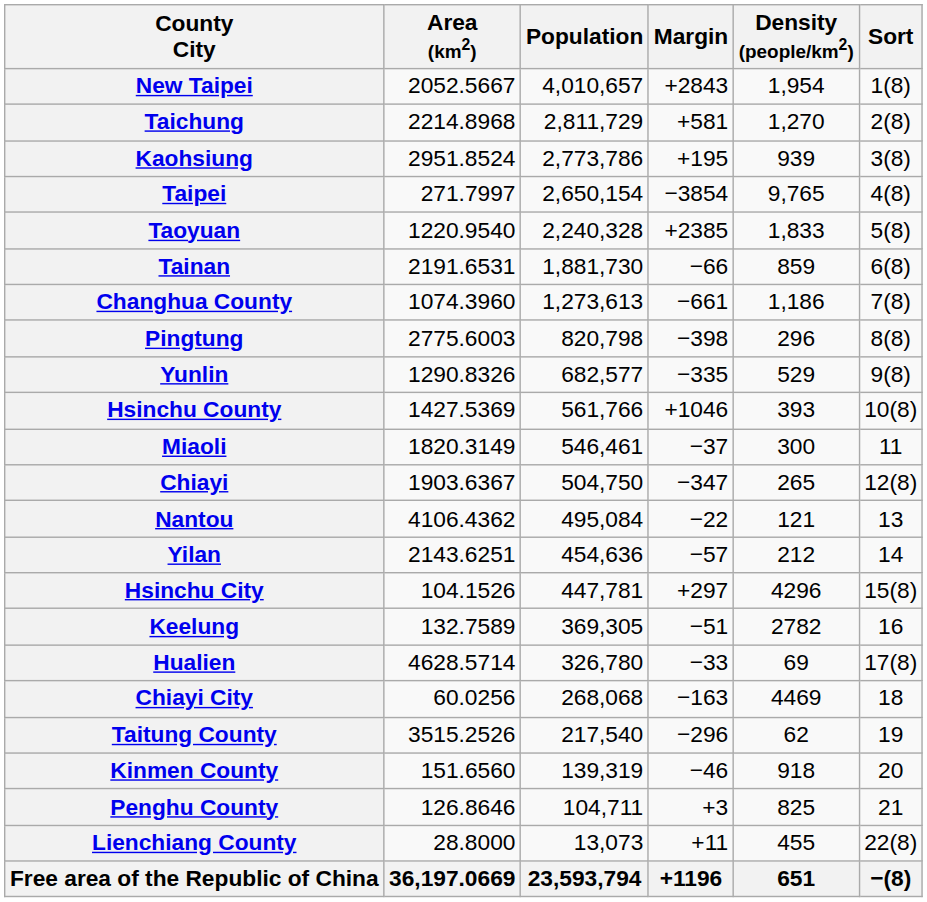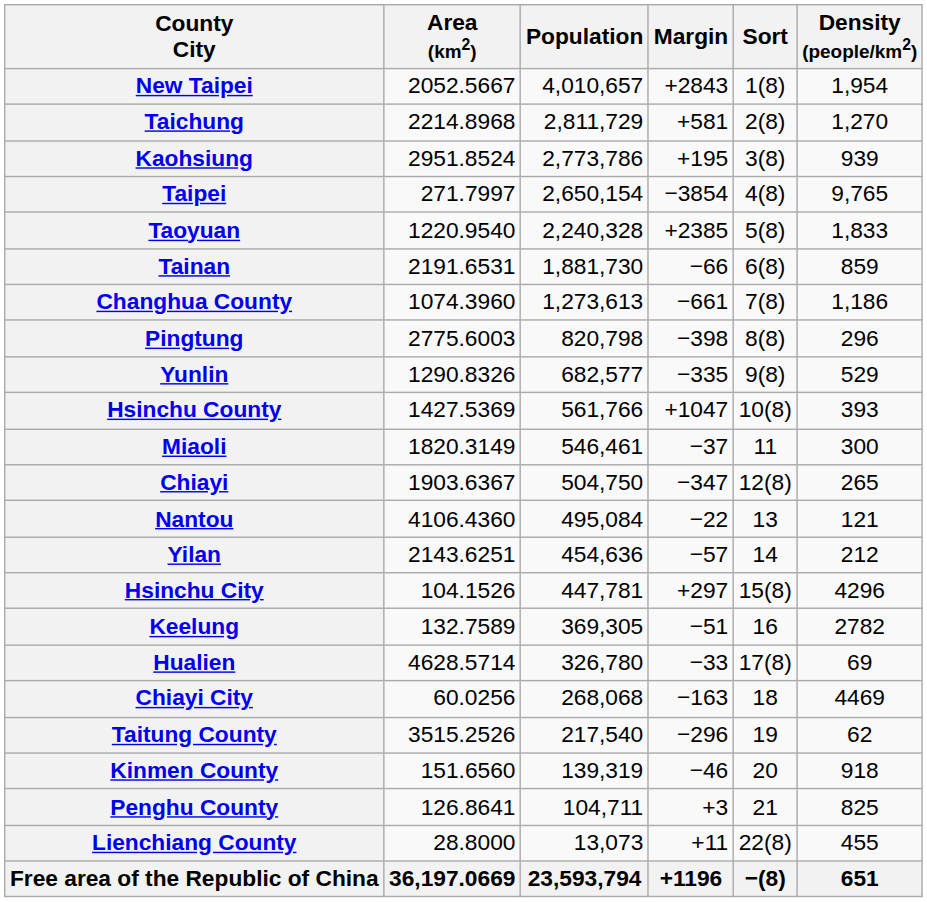columns swapped: (796, 36) <-> (891, 36)
(696, 410) +1046 -> (696, 410) +1047
(462, 518) 4106.4362 -> (462, 518) 4106.4360
(468, 806) 126.8646 -> (468, 806) 126.8641
